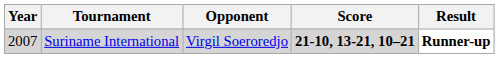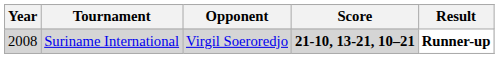(23, 41) 2007 -> (23, 41) 2008
